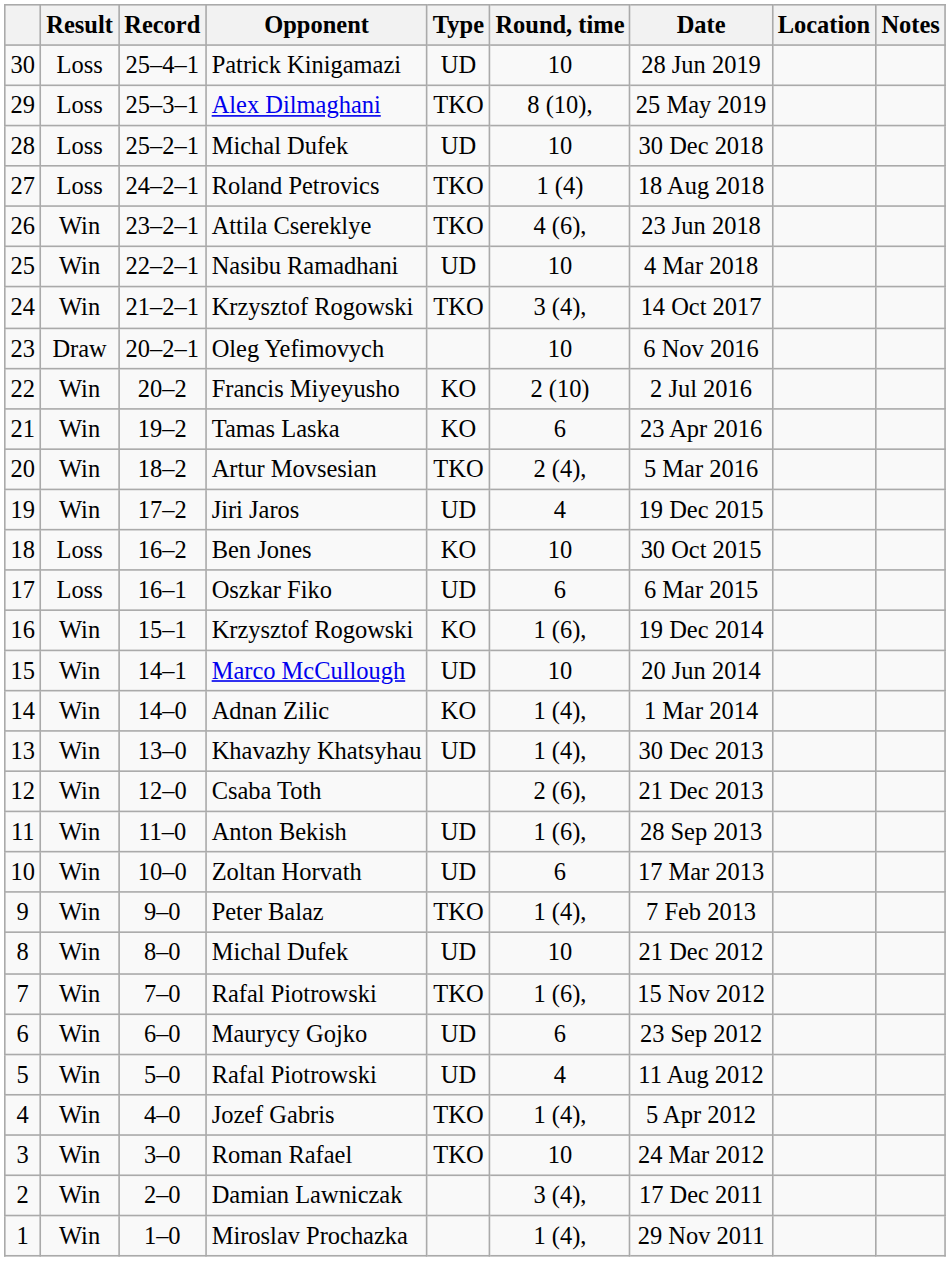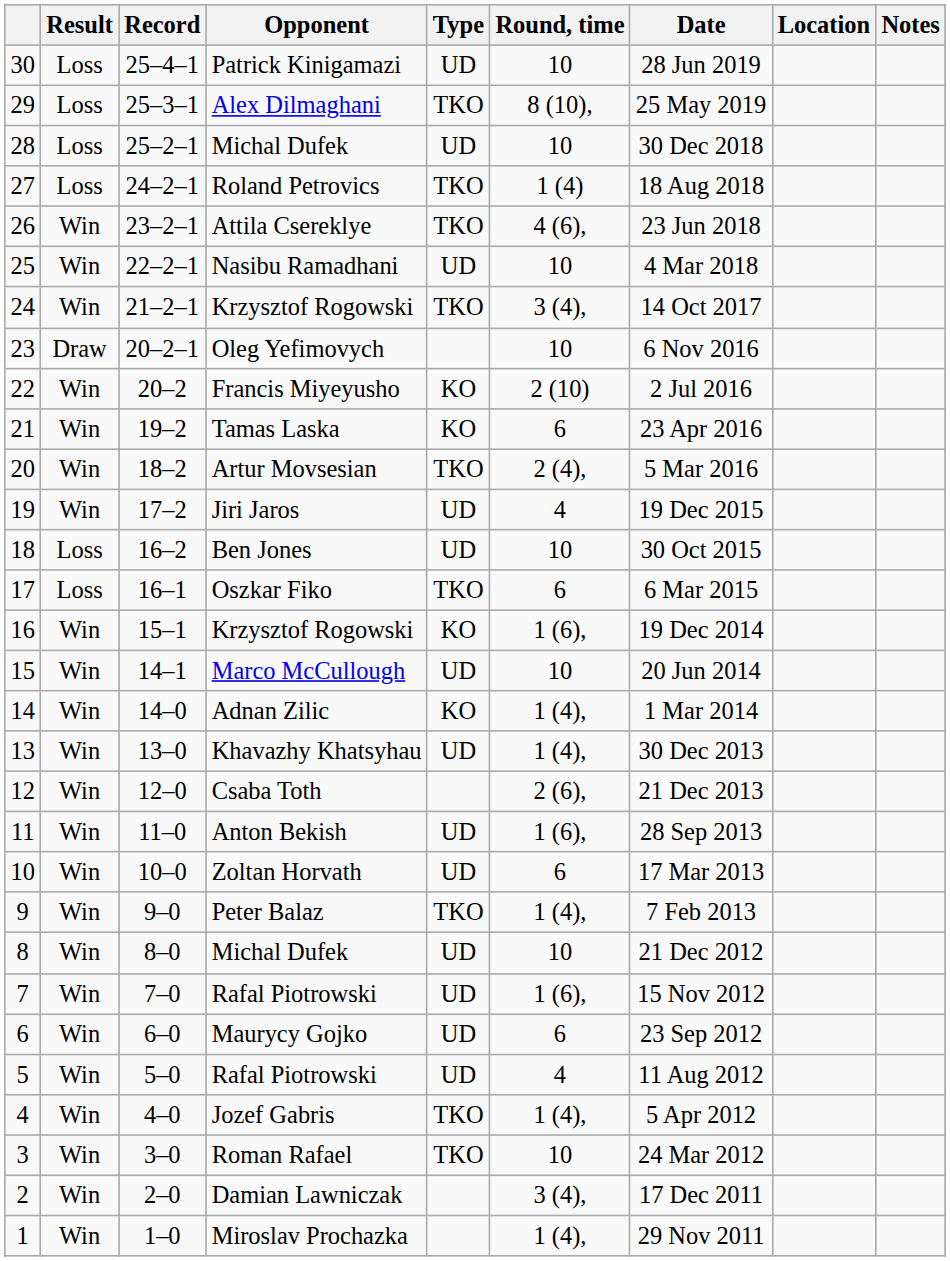(458, 549) KO -> (458, 549) UD
(458, 589) UD -> (458, 589) TKO
(458, 993) TKO -> (458, 993) UD
